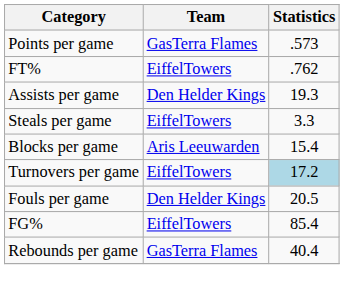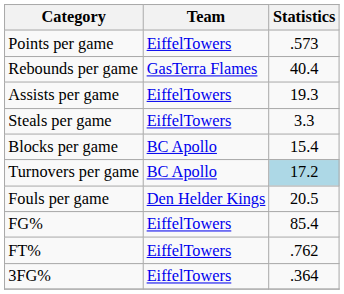(202, 43) GasTerra Flames -> (189, 43) EiffelTowers
rows swapped: (73, 250) <-> (25, 69)
(206, 95) Den Helder Kings -> (189, 95) EiffelTowers
(203, 146) Aris Leeuwarden -> (182, 146) BC Apollo
(189, 172) EiffelTowers -> (182, 172) BC Apollo
+ row: (30, 276)
